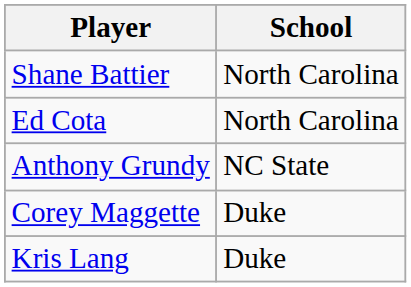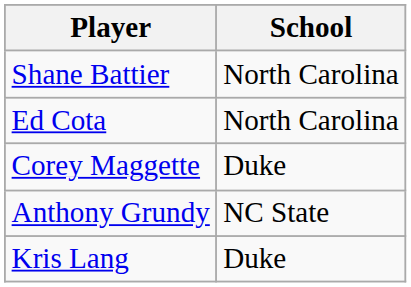rows swapped: (111, 166) <-> (106, 212)
